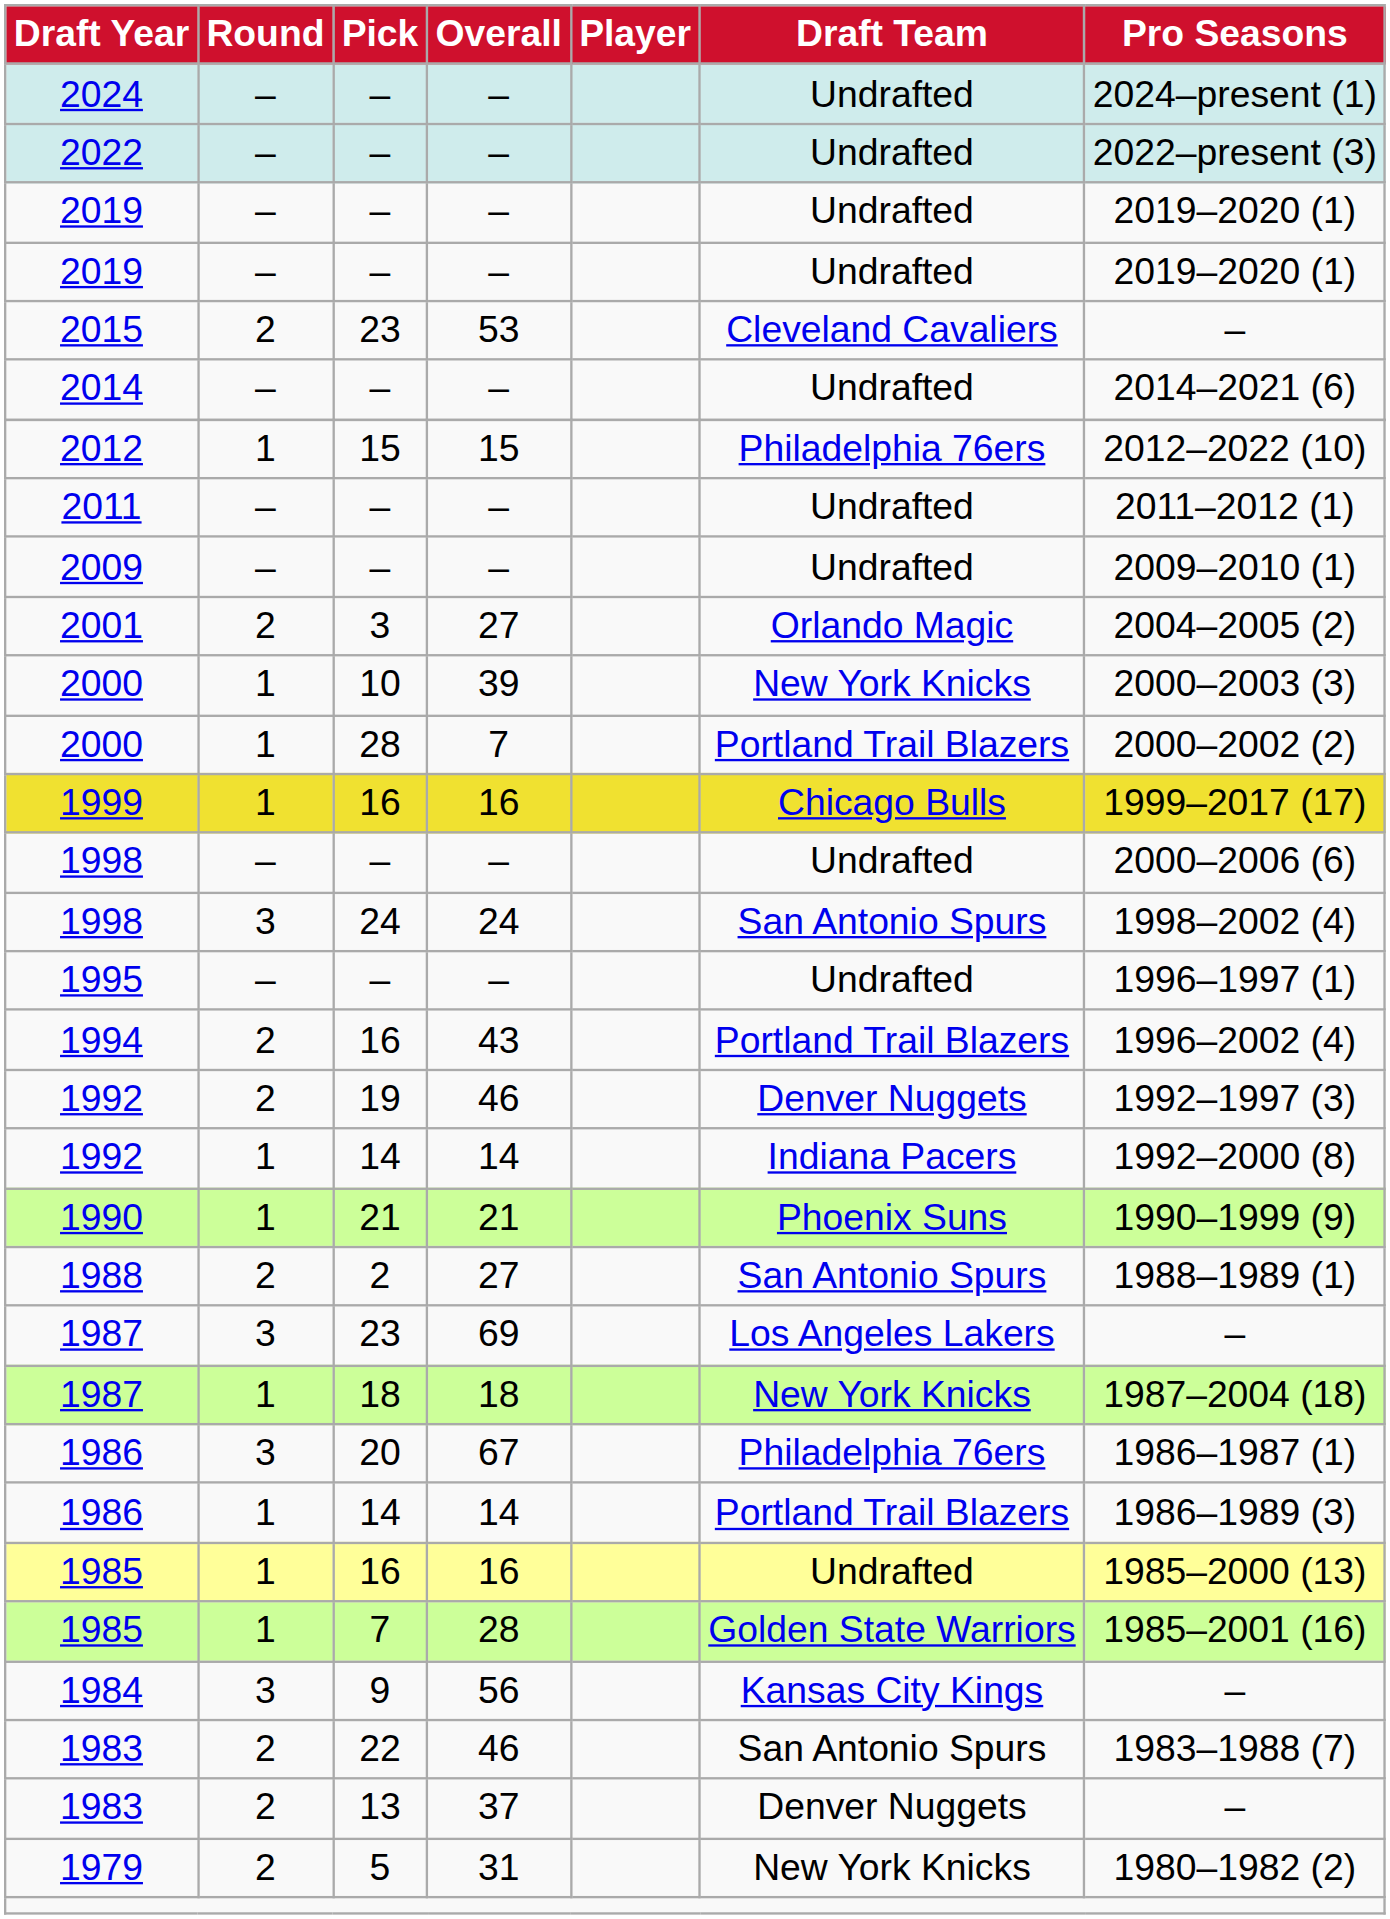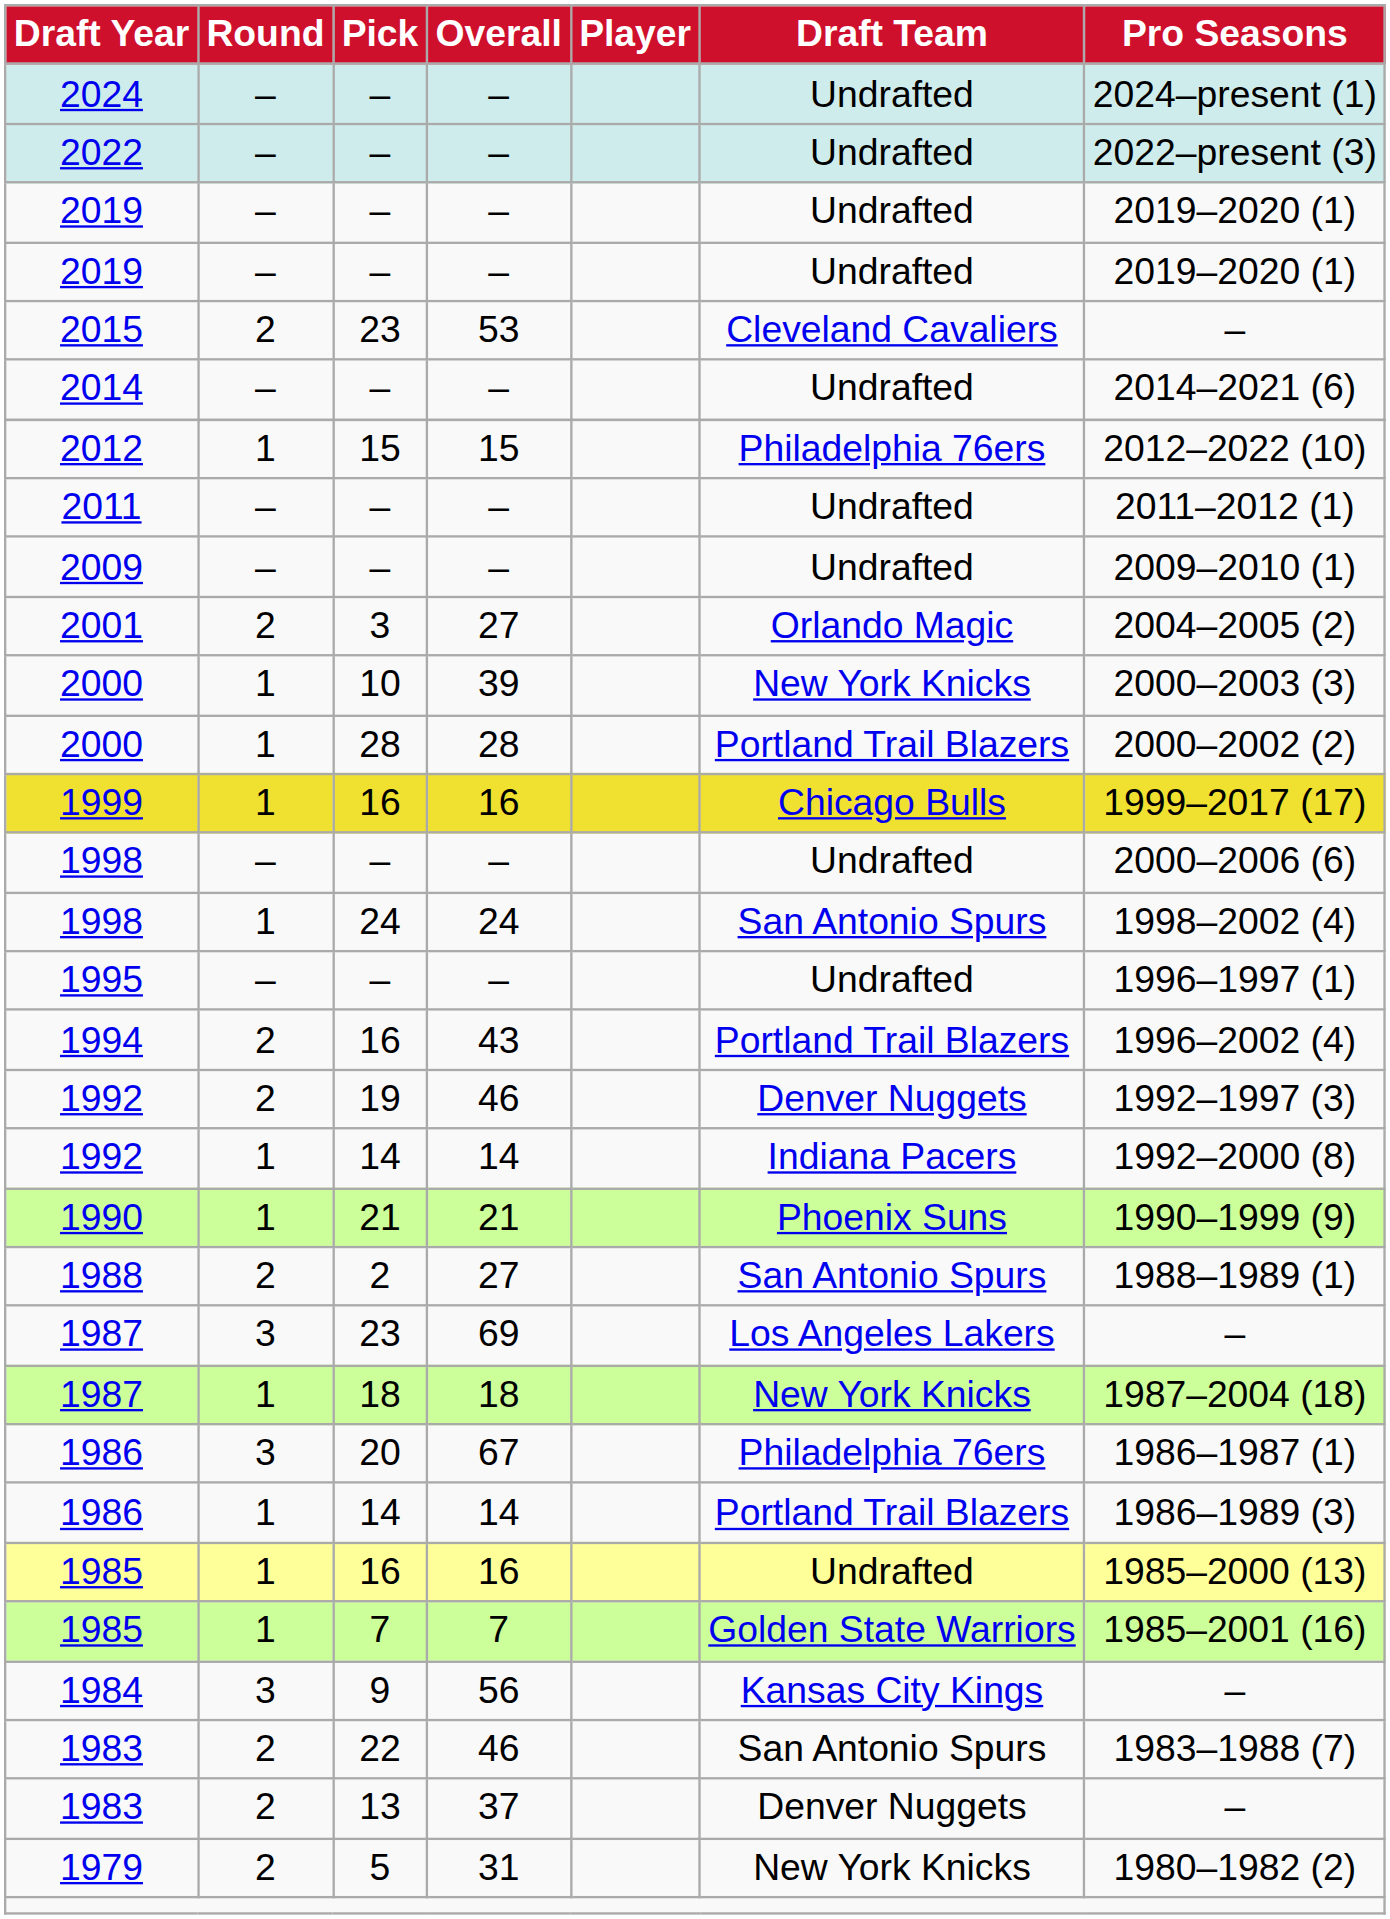(499, 743) 7 -> (499, 743) 28
(265, 920) 3 -> (265, 920) 1
(499, 1630) 28 -> (499, 1630) 7
